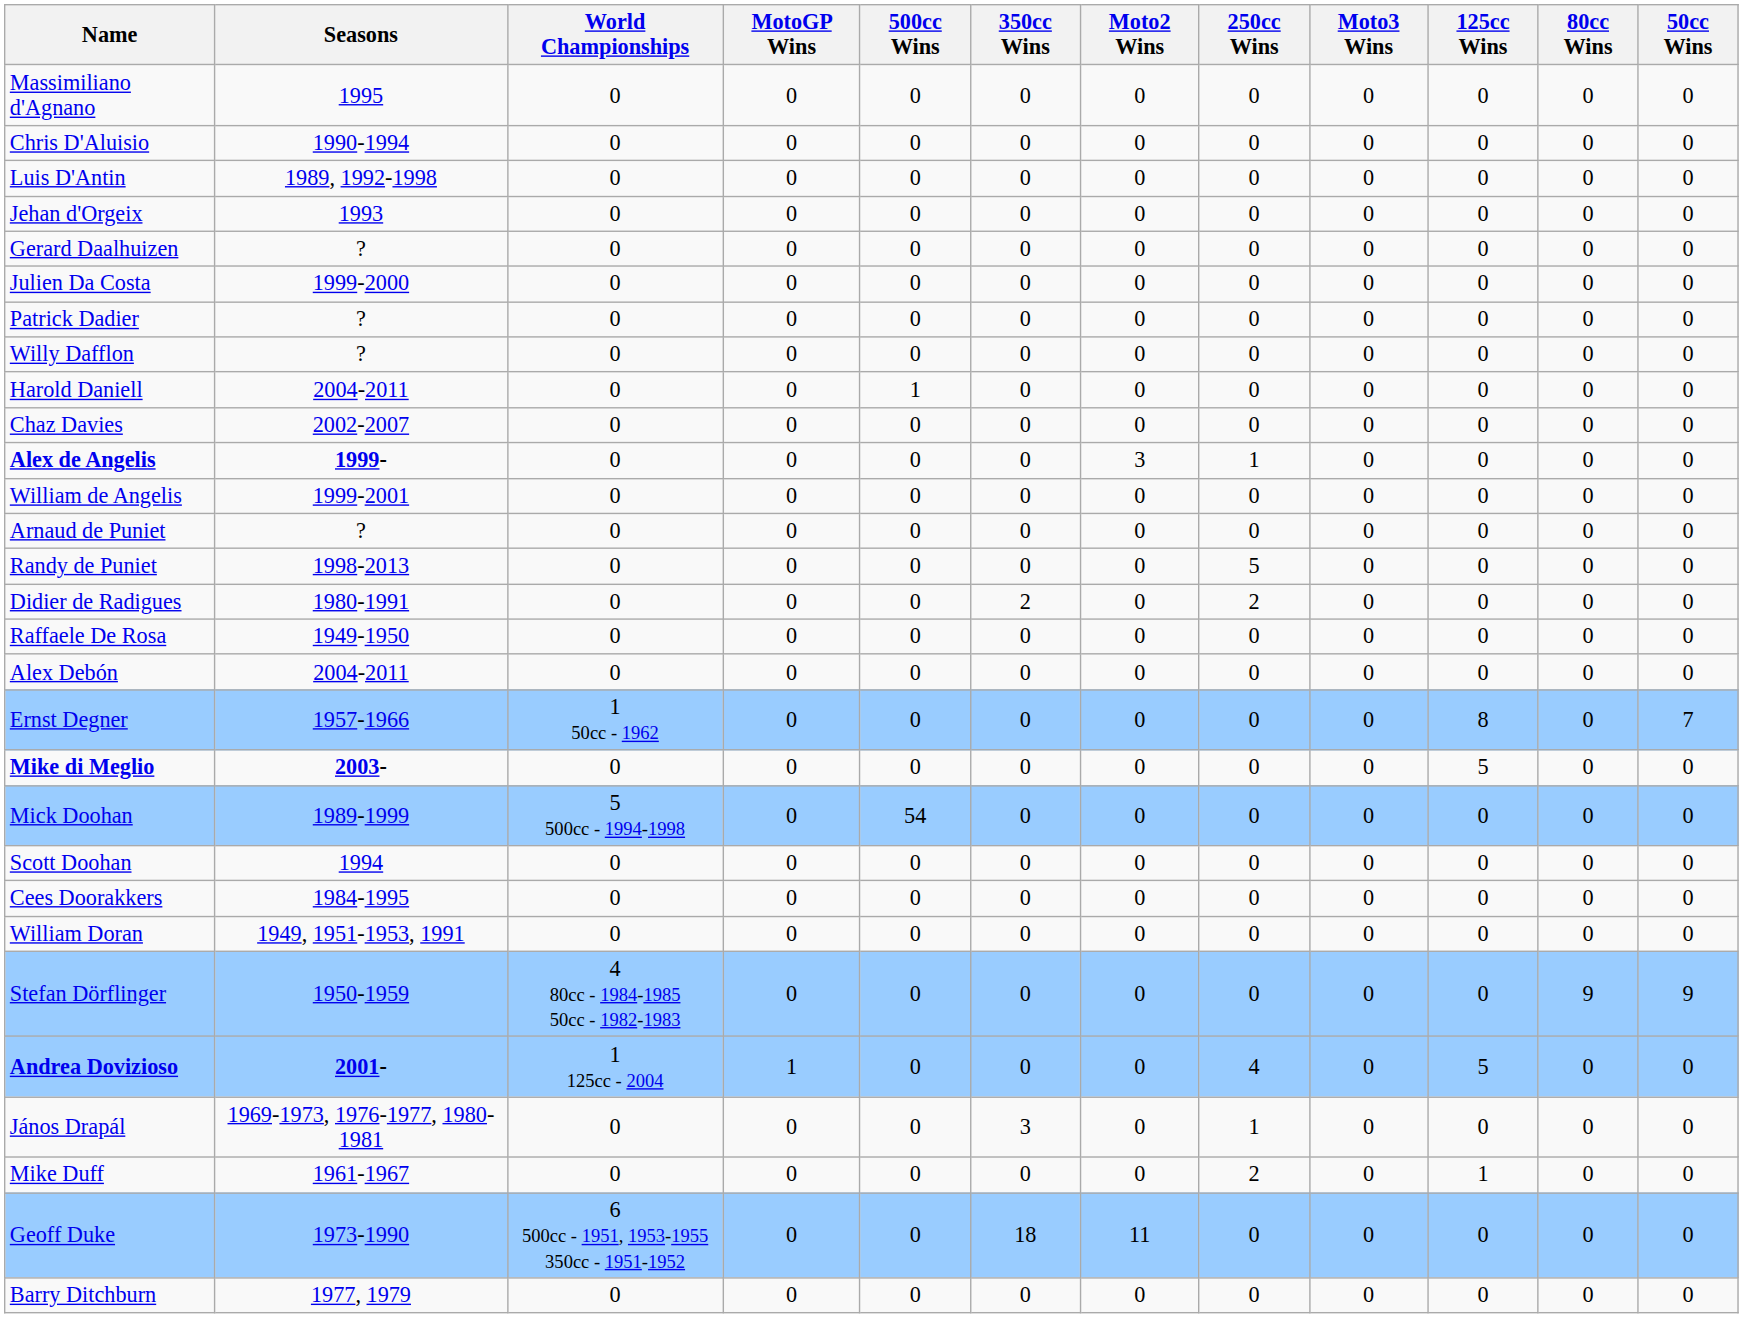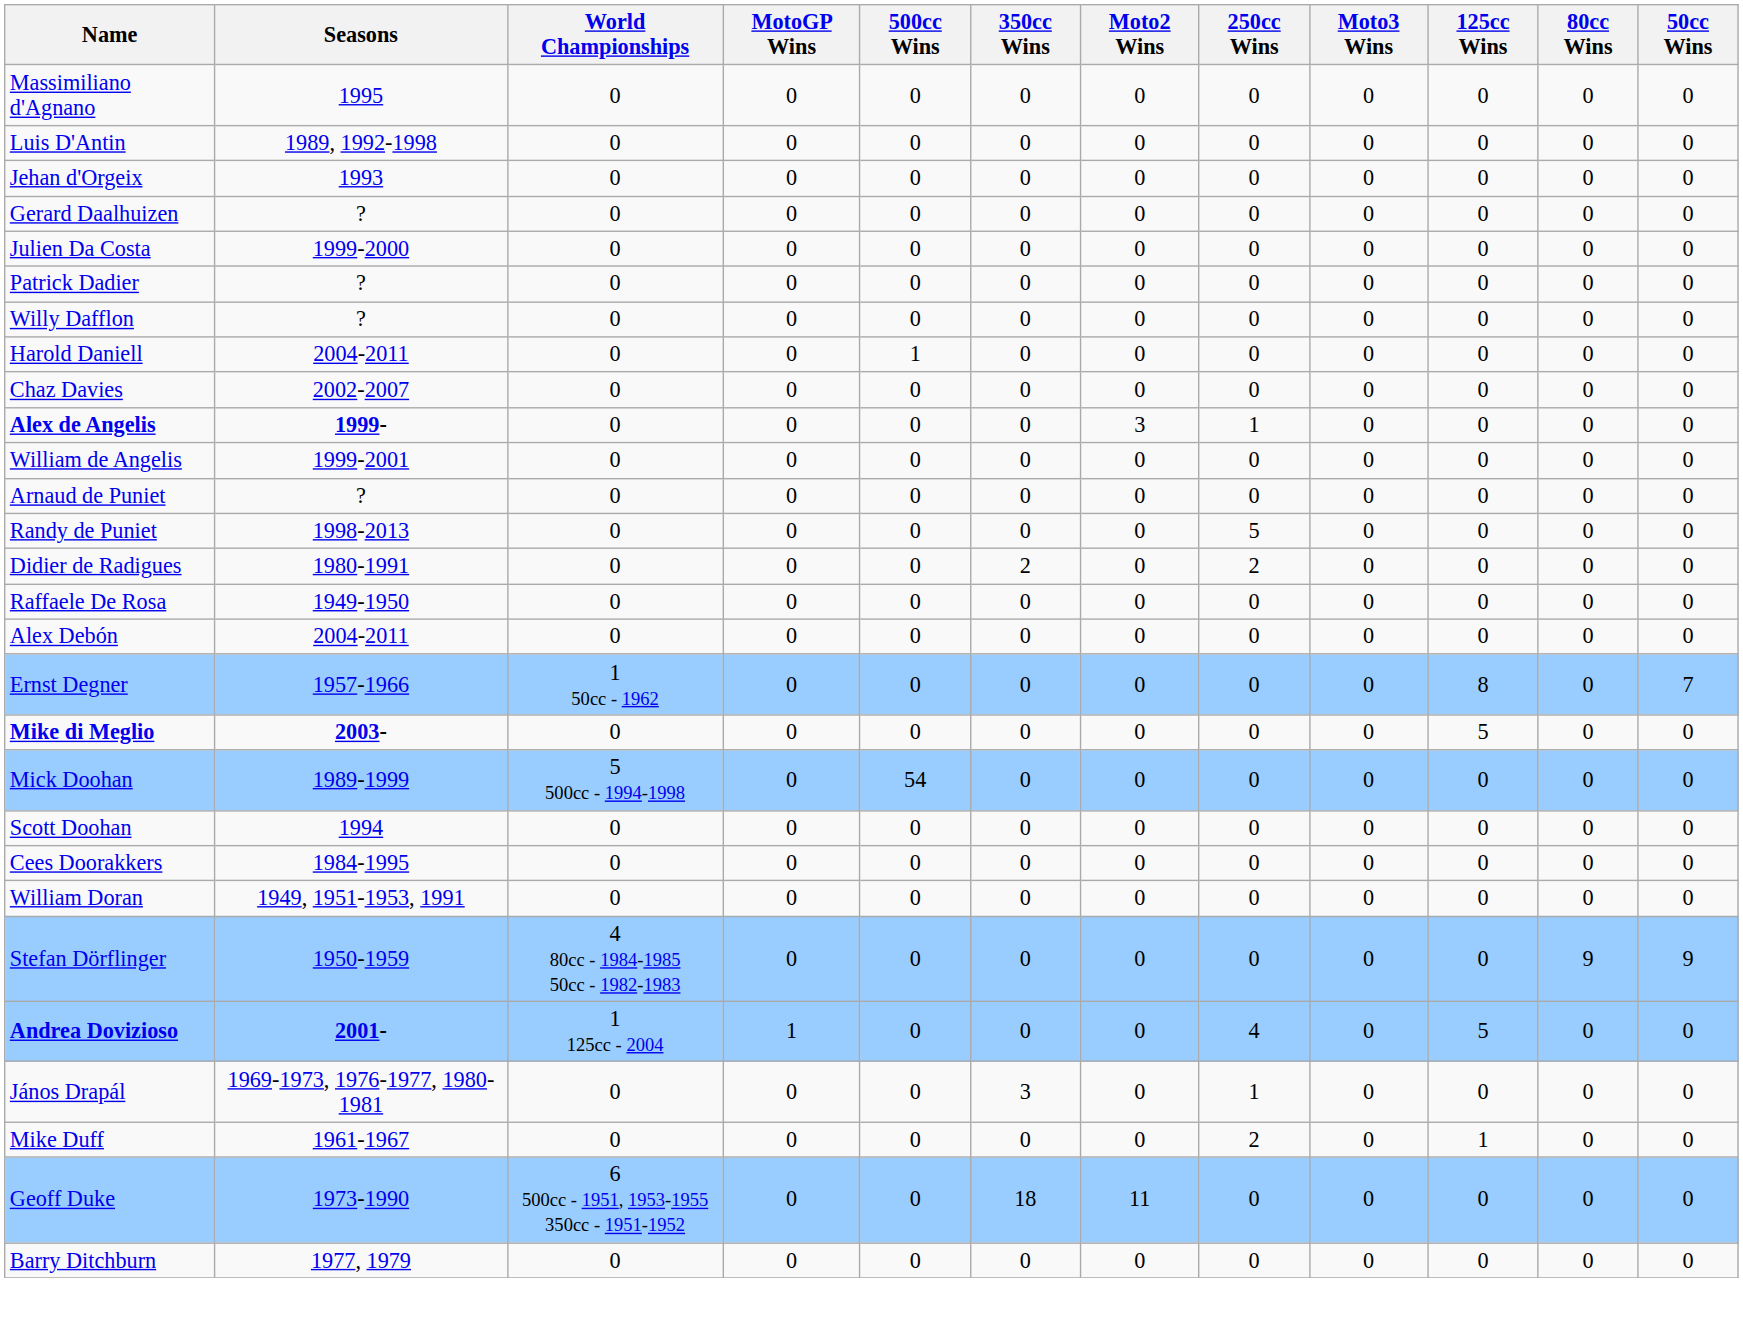- row: (79, 142)
